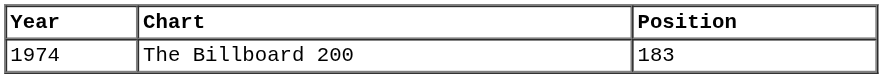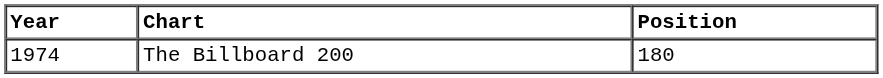(656, 56) 183 -> (656, 56) 180
